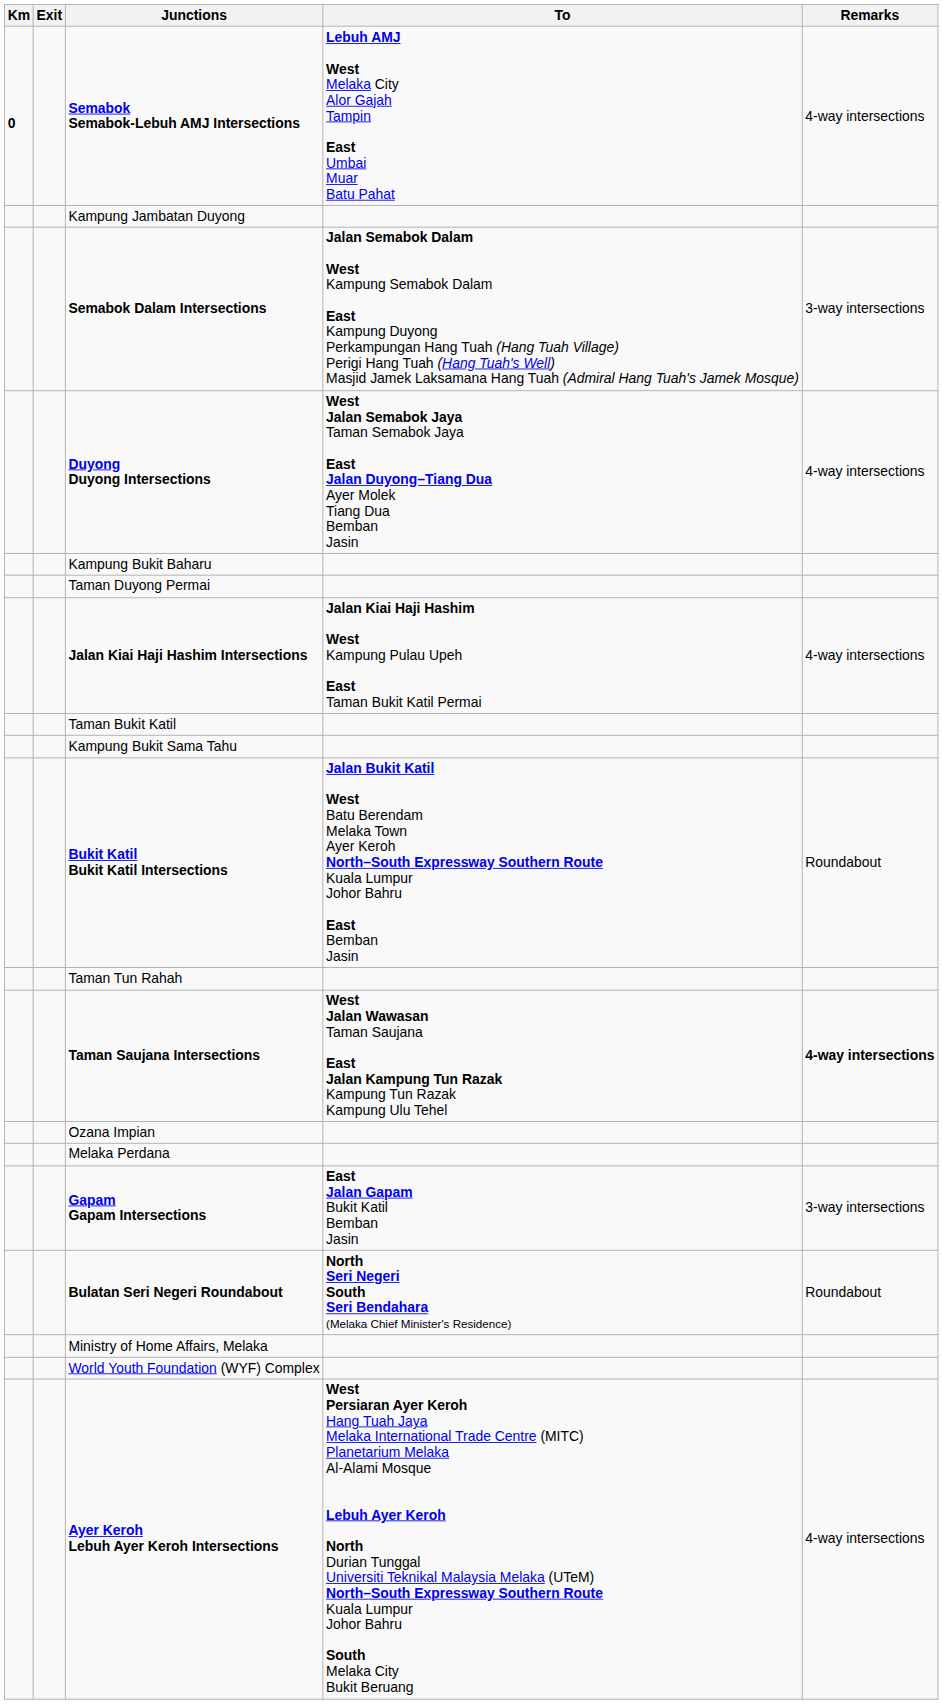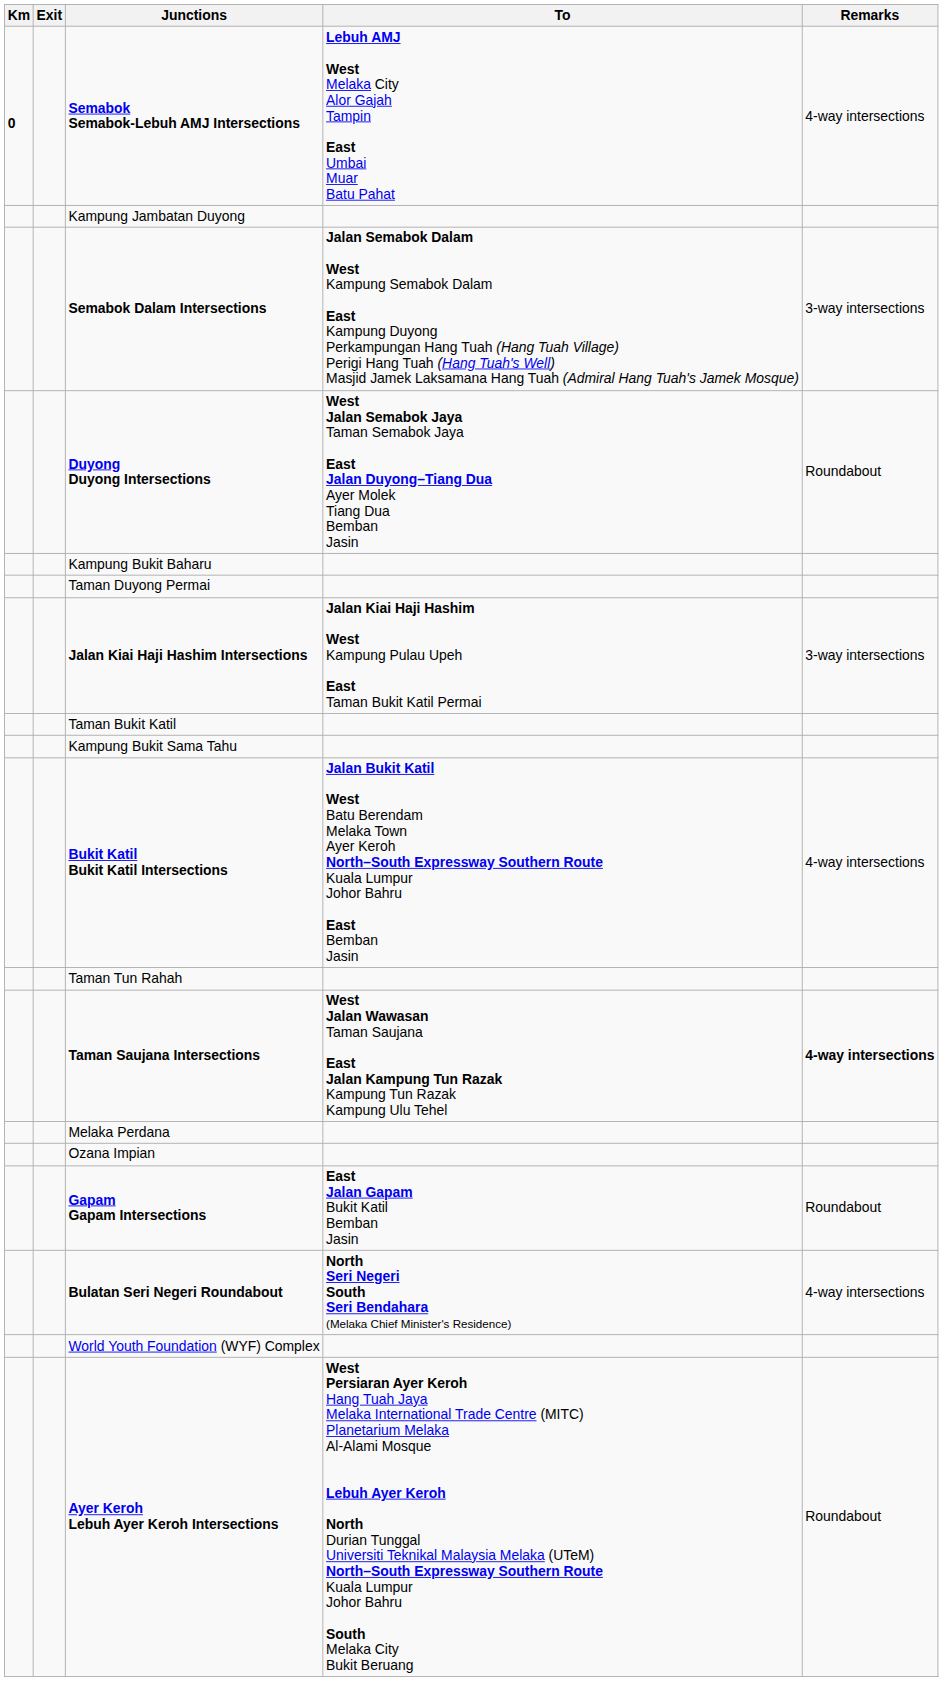(865, 471) 4-way intersections -> (843, 471) Roundabout
(865, 655) 4-way intersections -> (865, 655) 3-way intersections
(843, 862) Roundabout -> (865, 862) 4-way intersections
rows swapped: (112, 1132) <-> (119, 1154)
(865, 1207) 3-way intersections -> (843, 1207) Roundabout
(843, 1292) Roundabout -> (865, 1292) 4-way intersections
- row: (168, 1346)
(865, 1539) 4-way intersections -> (843, 1516) Roundabout
